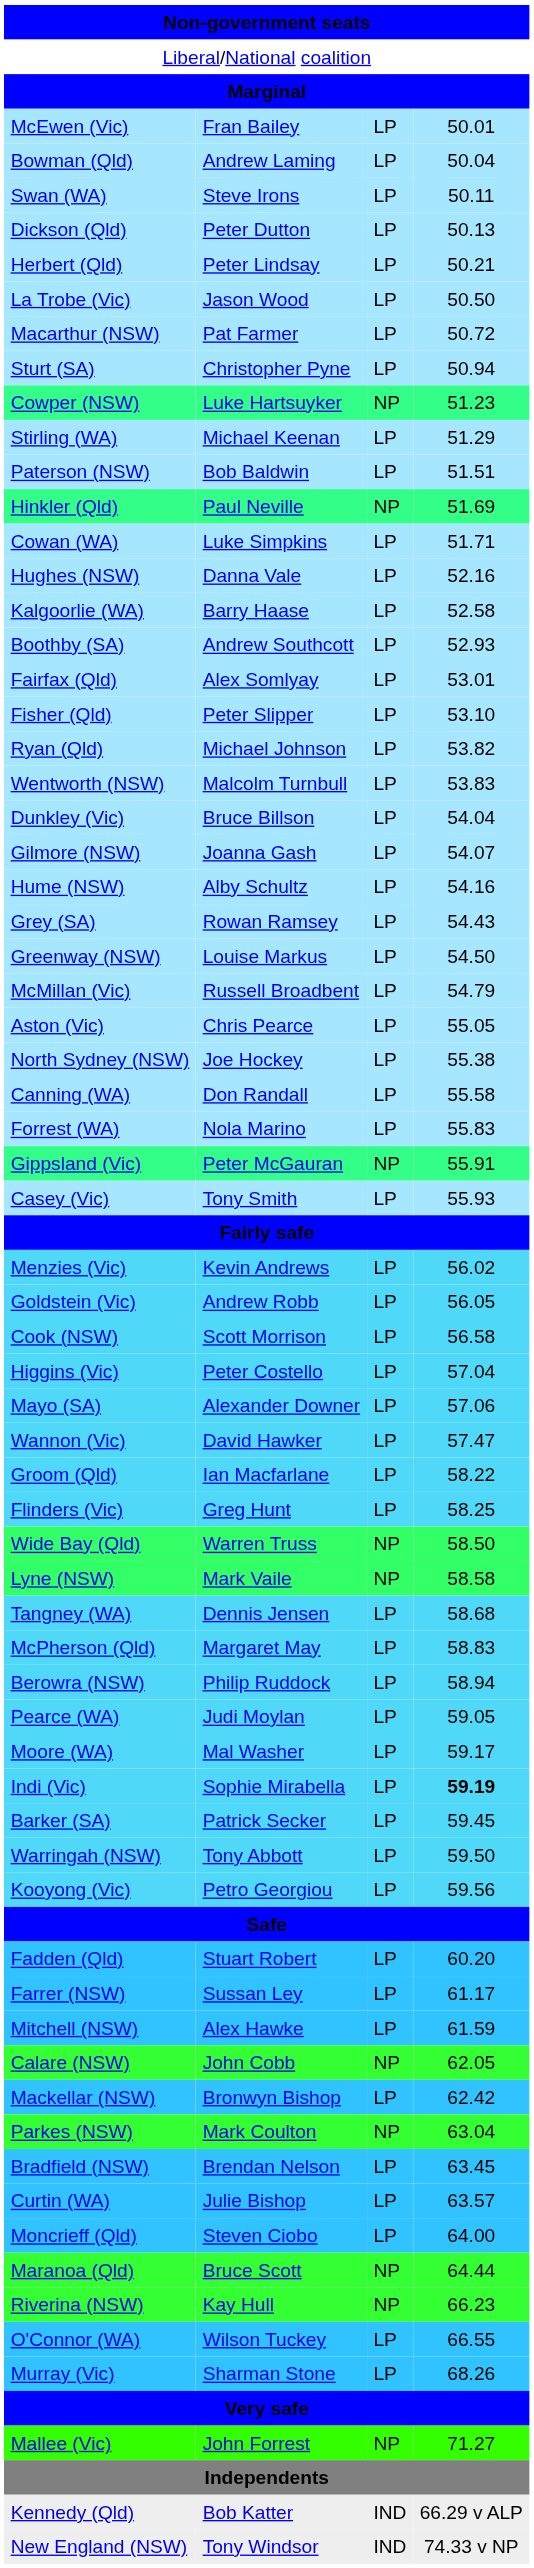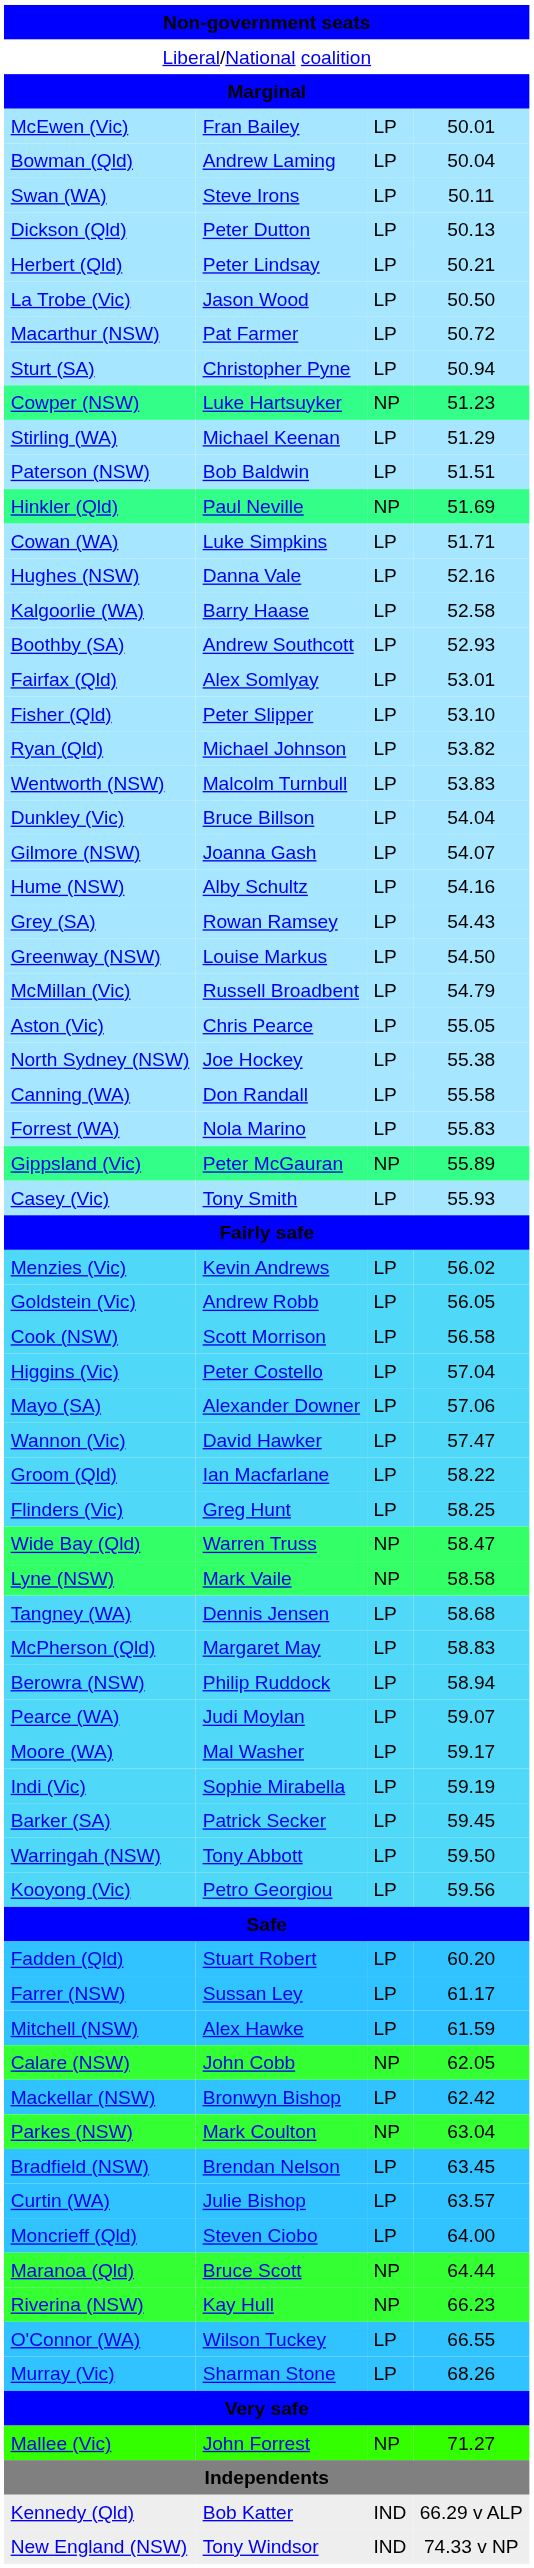(471, 1163) 55.91 -> (471, 1163) 55.89
(471, 1543) 58.50 -> (471, 1543) 58.47
(471, 1716) 59.05 -> (471, 1716) 59.07
(471, 1786) bold -> (471, 1786) normal
